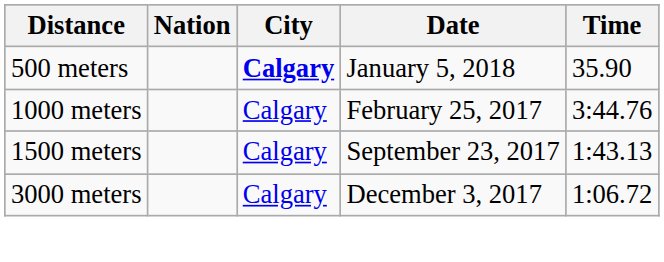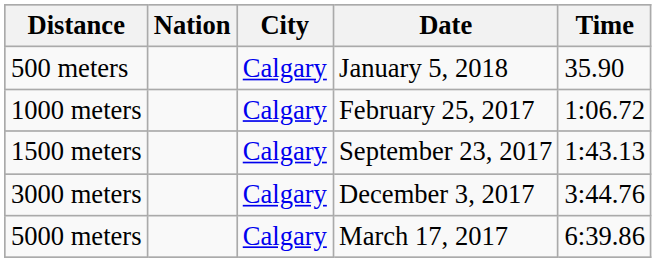(288, 67) bold -> (285, 67) normal
(612, 109) 3:44.76 -> (605, 109) 1:06.72
(612, 194) 1:06.72 -> (605, 194) 3:44.76
+ row: (76, 236)
